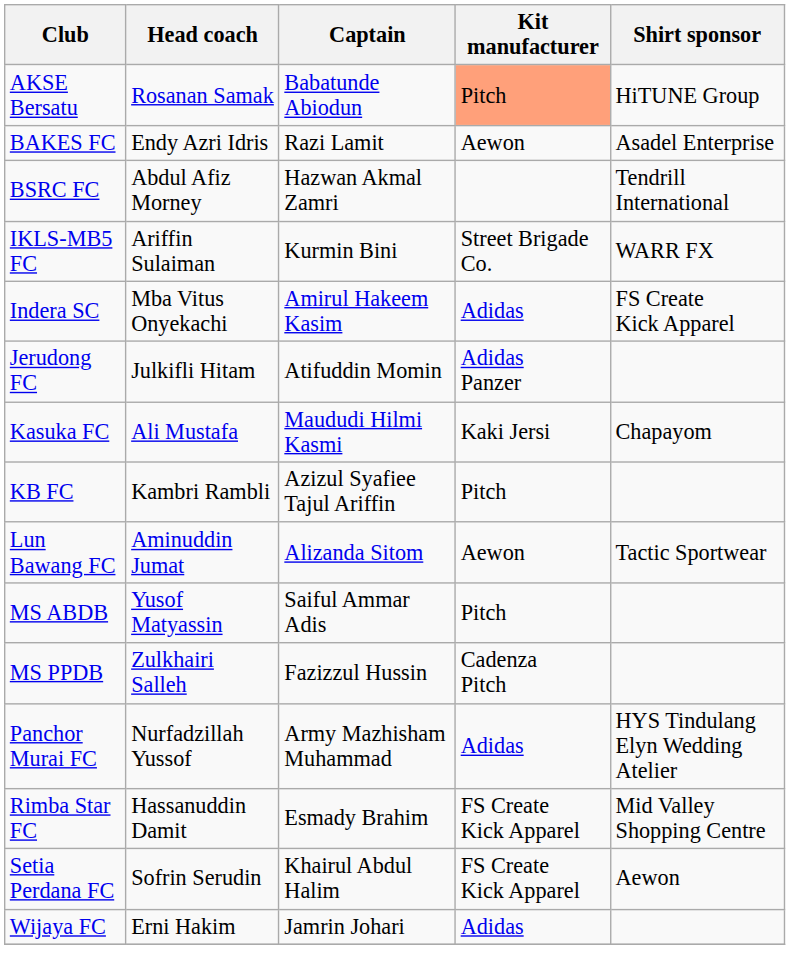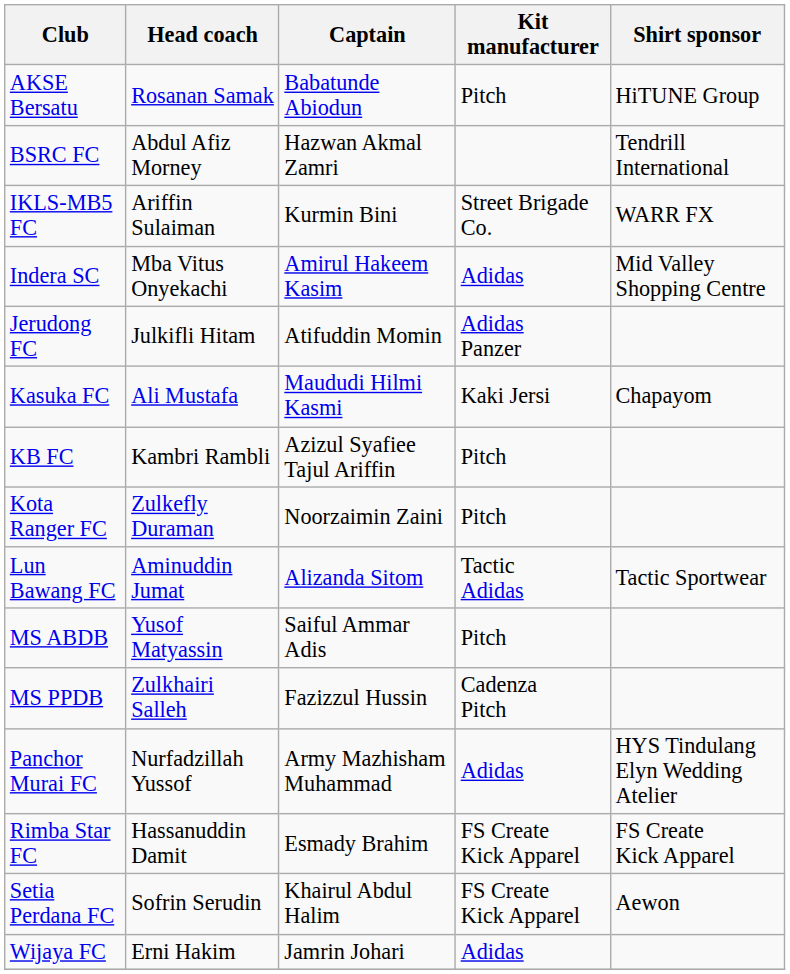(484, 94) lightsalmon background -> (484, 94) no background
- row: (63, 142)
(675, 311) FS Create Kick Apparel -> (691, 275) Mid Valley Shopping Centre
+ row: (58, 516)
(493, 552) Aewon -> (492, 577) Tactic Adidas
(691, 818) Mid Valley Shopping Centre -> (675, 843) FS Create Kick Apparel
